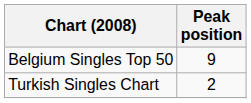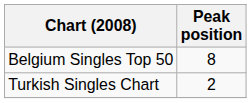(211, 60) 9 -> (211, 60) 8
